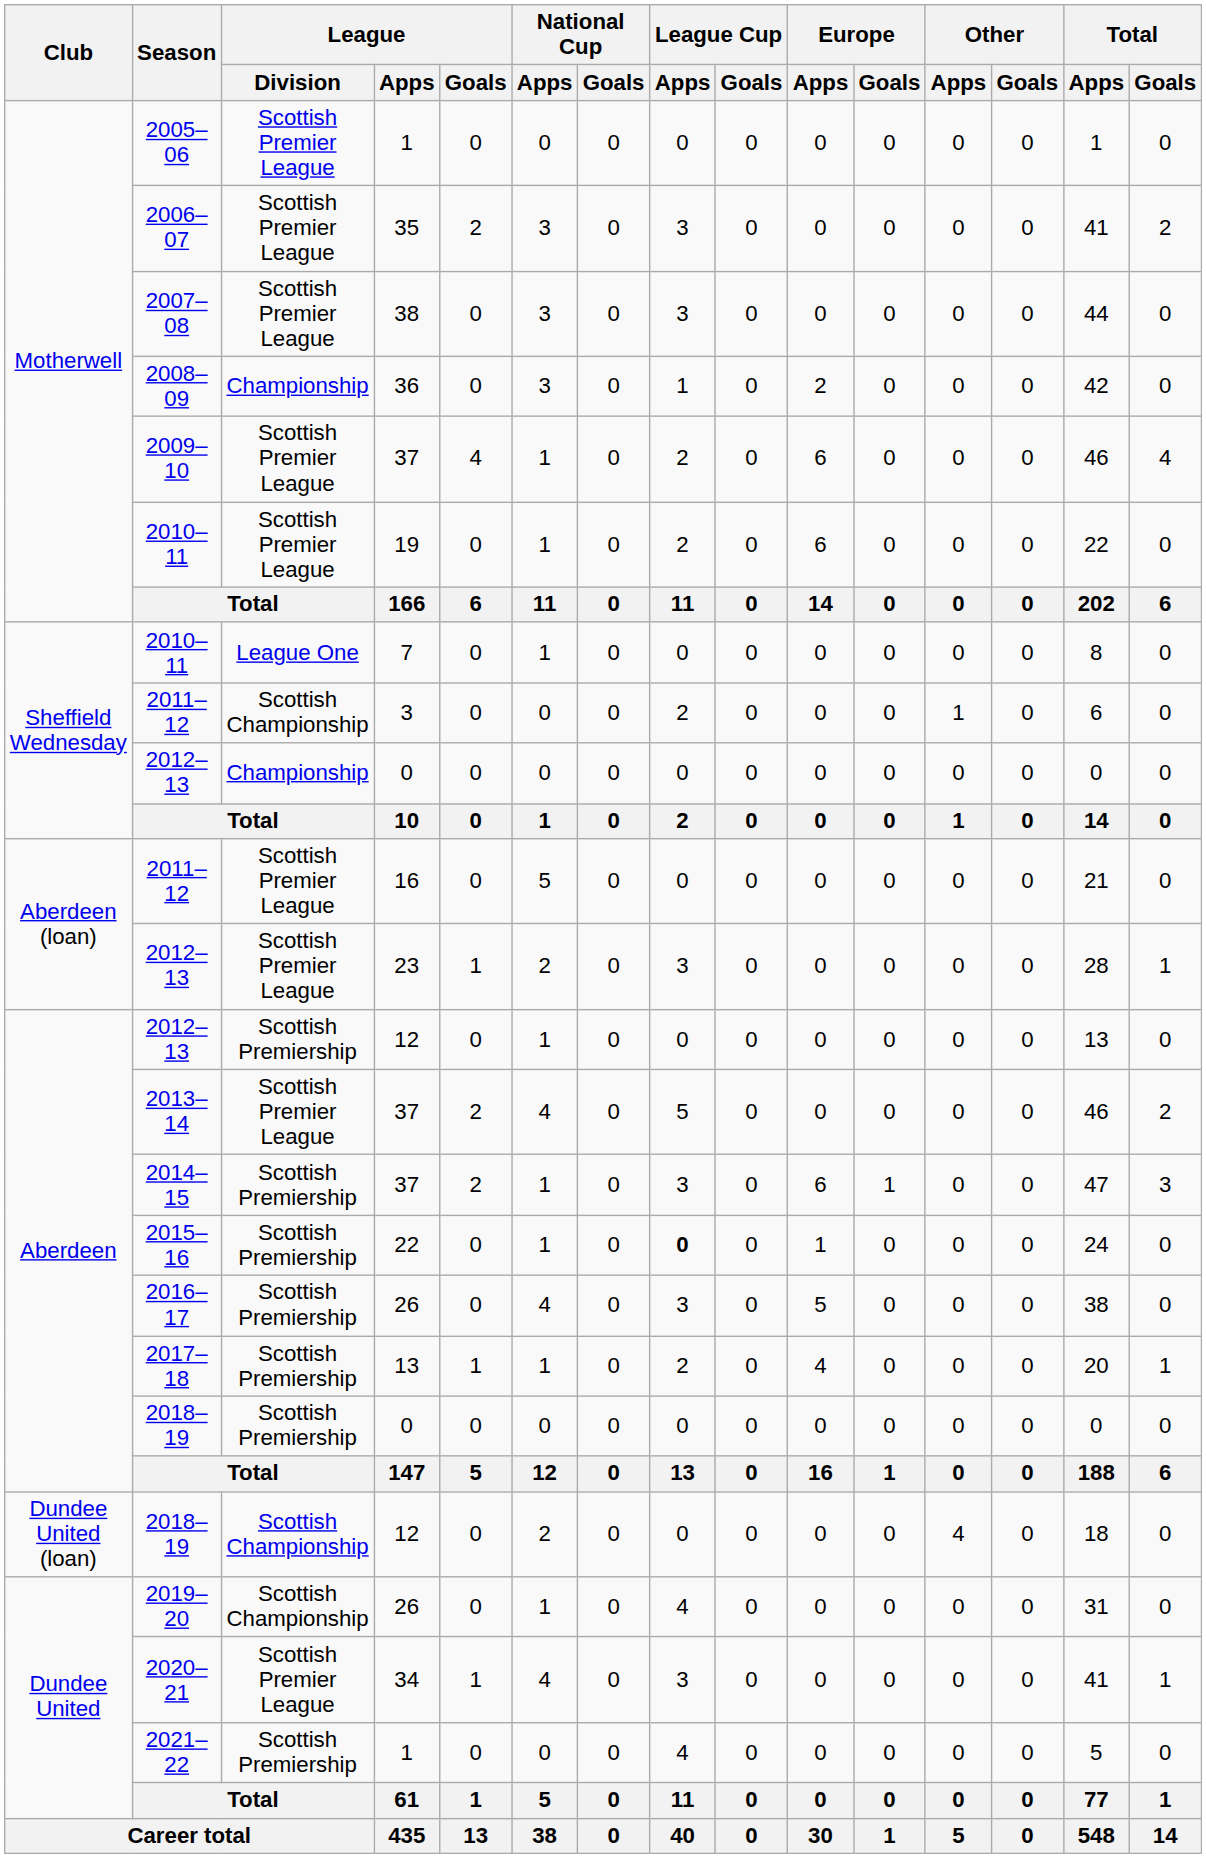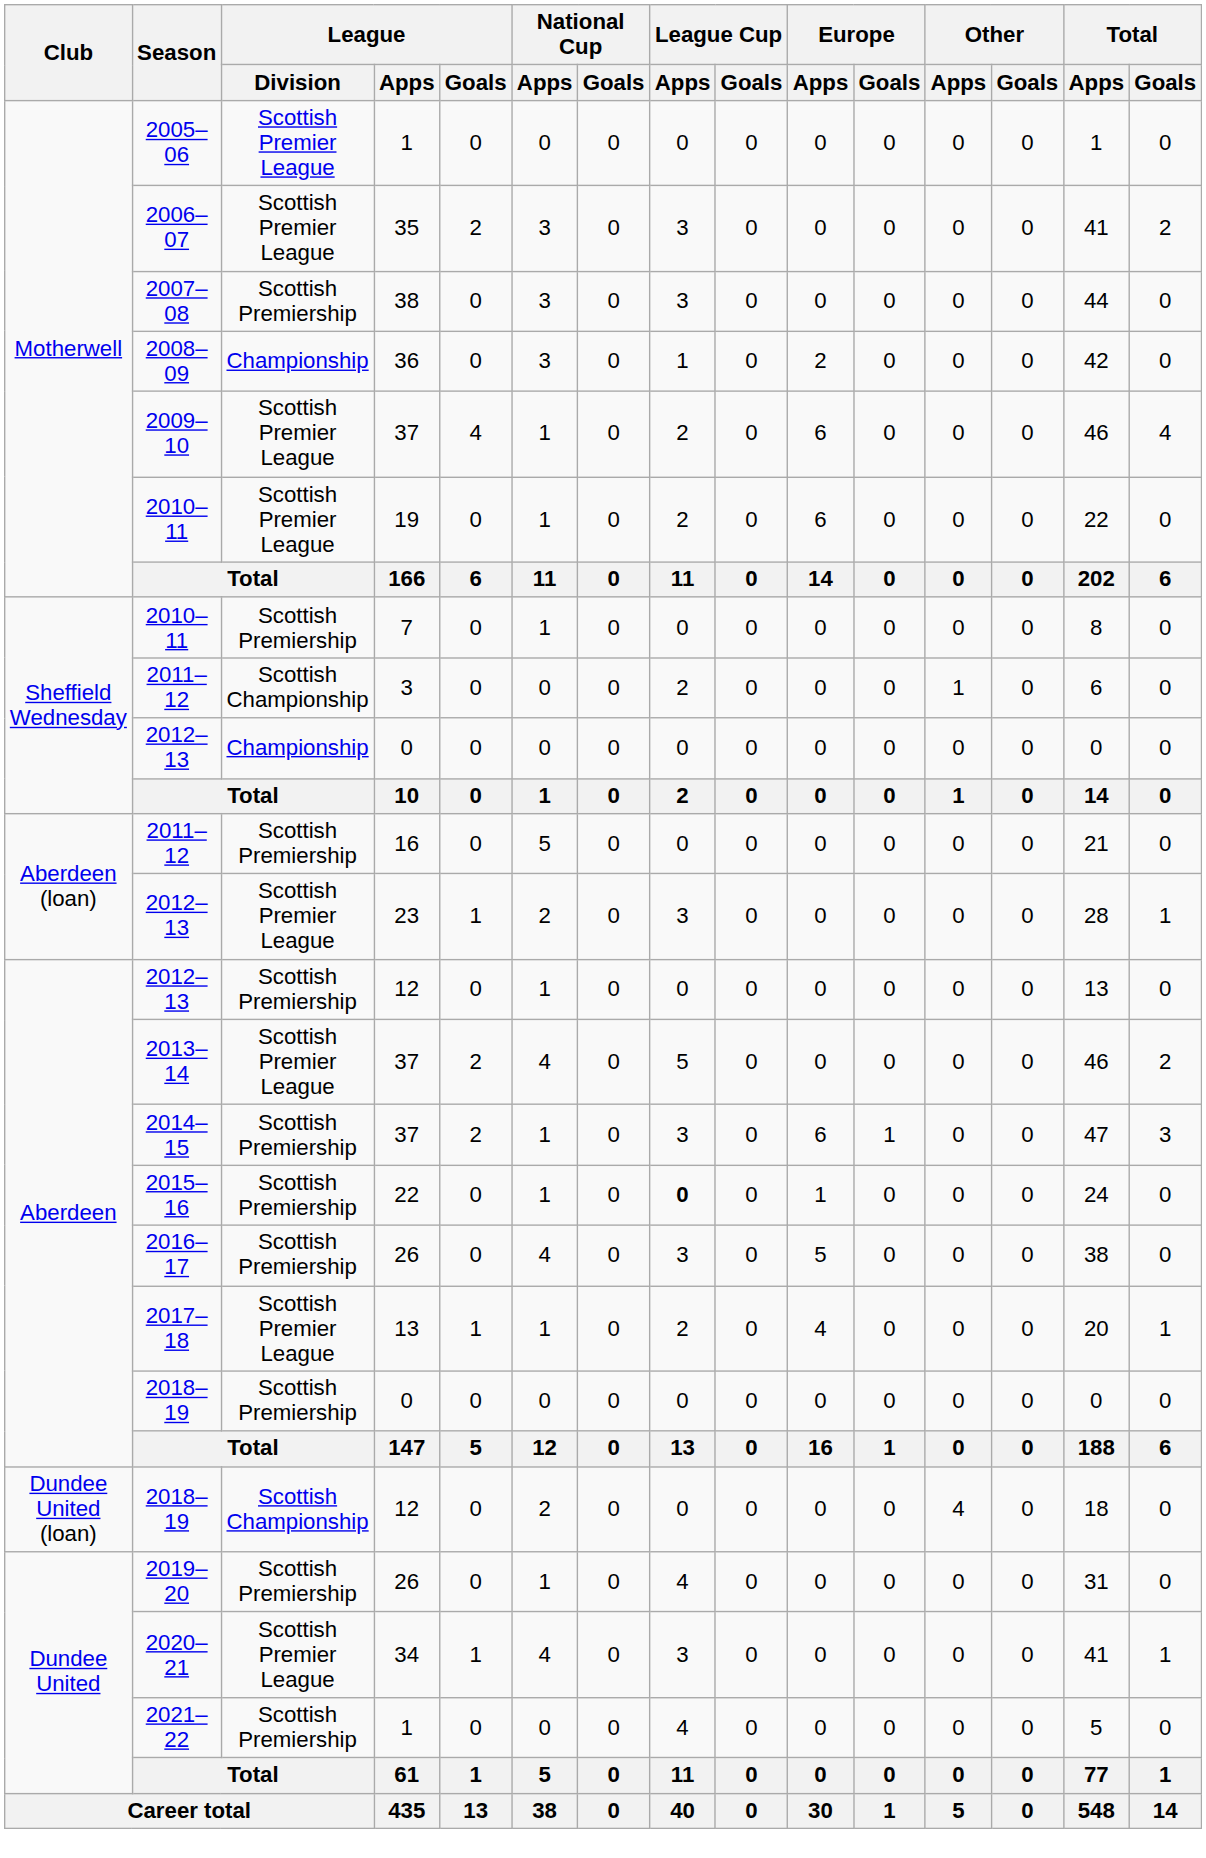(298, 313) Scottish Premier League -> (298, 300) Scottish Premiership
(298, 652) League One -> (298, 627) Scottish Premiership
(298, 880) Scottish Premier League -> (298, 843) Scottish Premiership
(298, 1365) Scottish Premiership -> (298, 1328) Scottish Premier League
(298, 1606) Scottish Championship -> (298, 1581) Scottish Premiership
